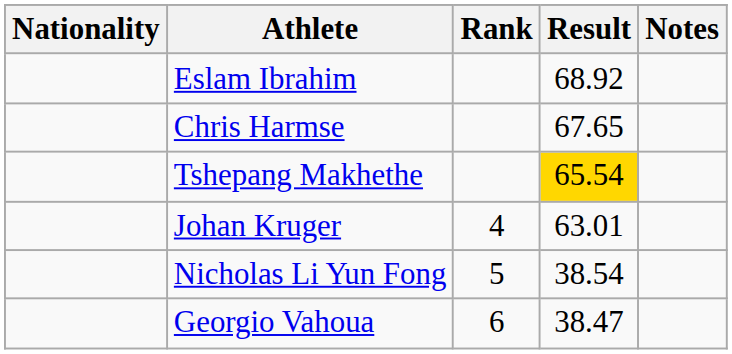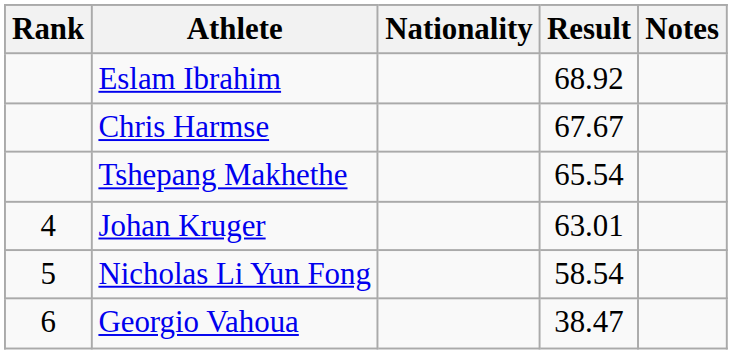columns swapped: (497, 28) <-> (86, 28)
(589, 126) 67.65 -> (589, 126) 67.67
(589, 175) gold background -> (589, 175) no background
(589, 273) 38.54 -> (589, 273) 58.54
